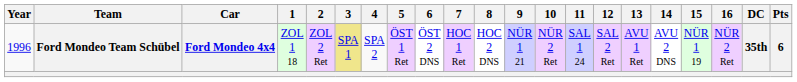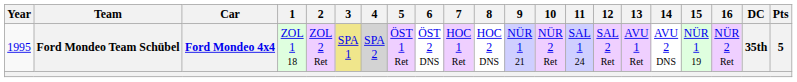(19, 47) 1996 -> (19, 47) 1995
(374, 47) no background -> (374, 47) lightgrey background
(781, 47) 6 -> (781, 47) 5
